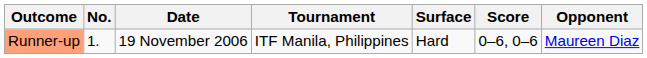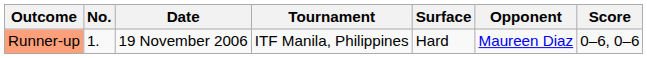columns swapped: (592, 16) <-> (508, 16)
